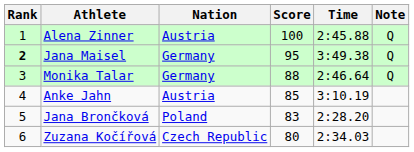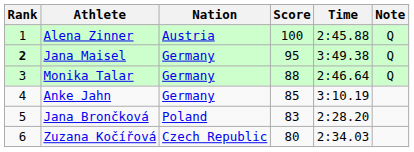(188, 96) Austria -> (188, 96) Germany
